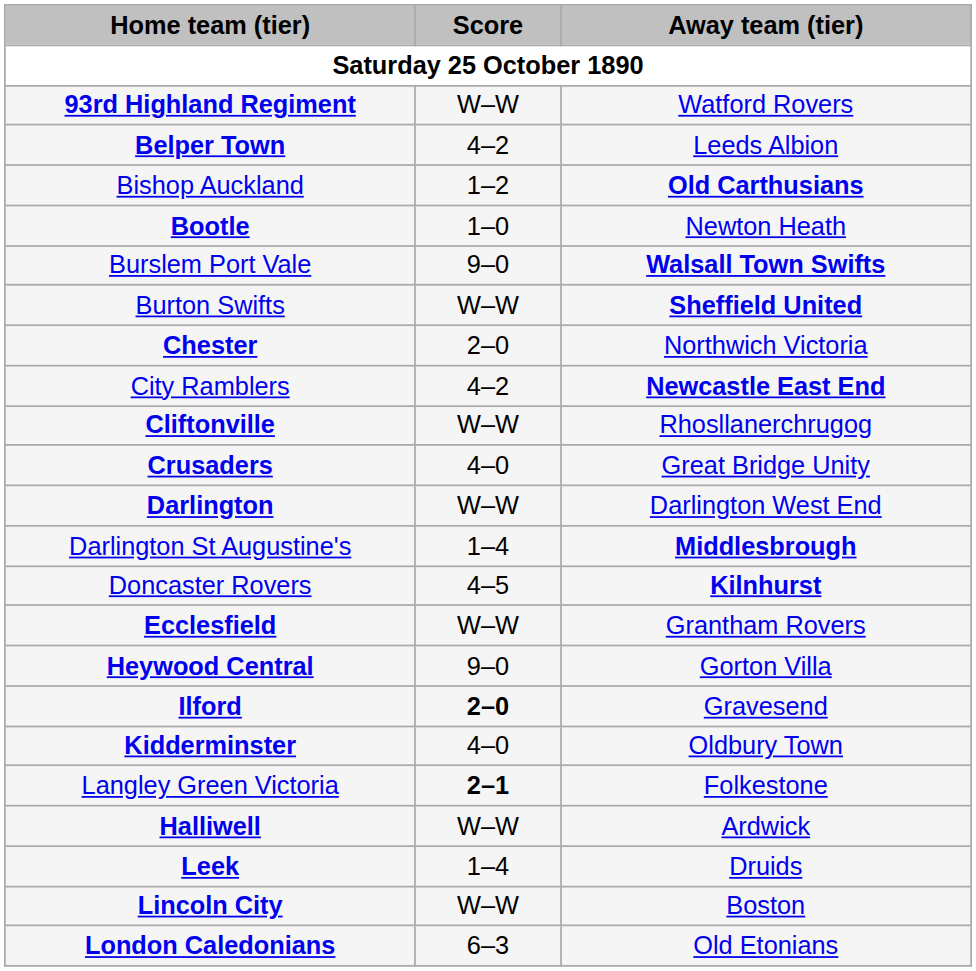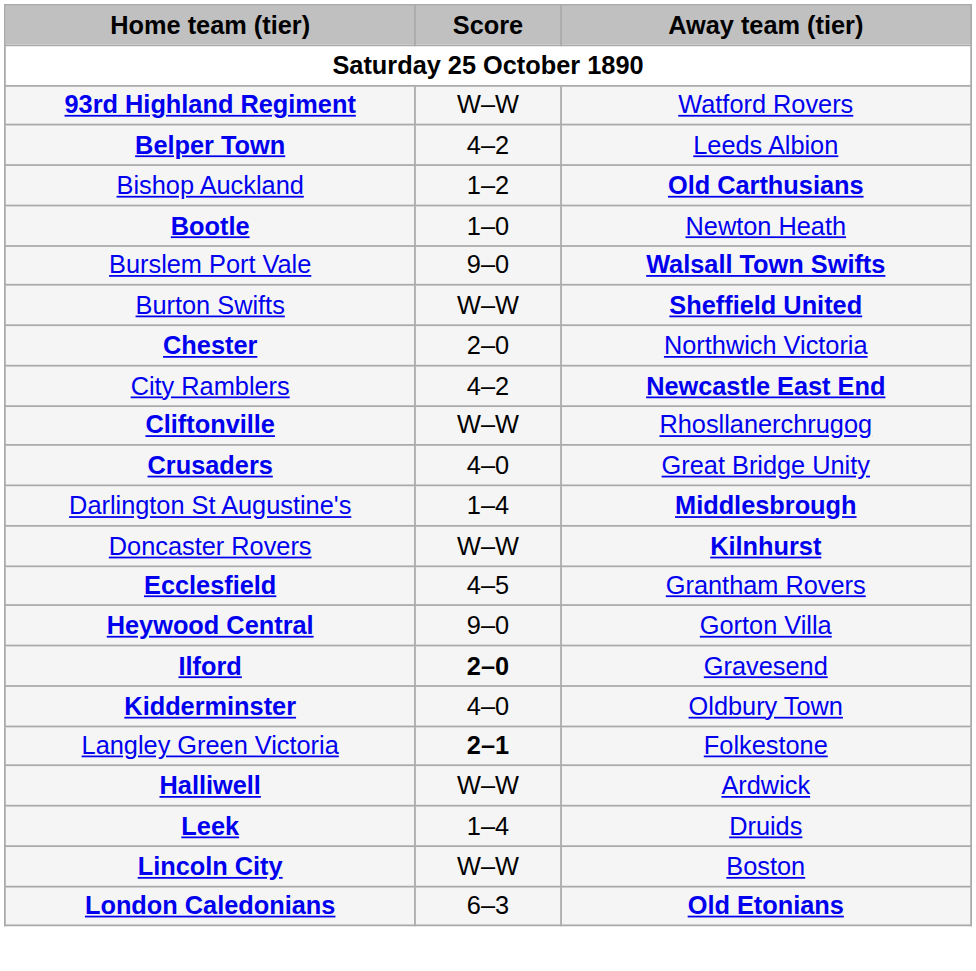- row: (210, 506)
(488, 586) 4–5 -> (488, 546) W–W
(488, 626) W–W -> (488, 586) 4–5
(766, 946) normal -> (766, 906) bold
